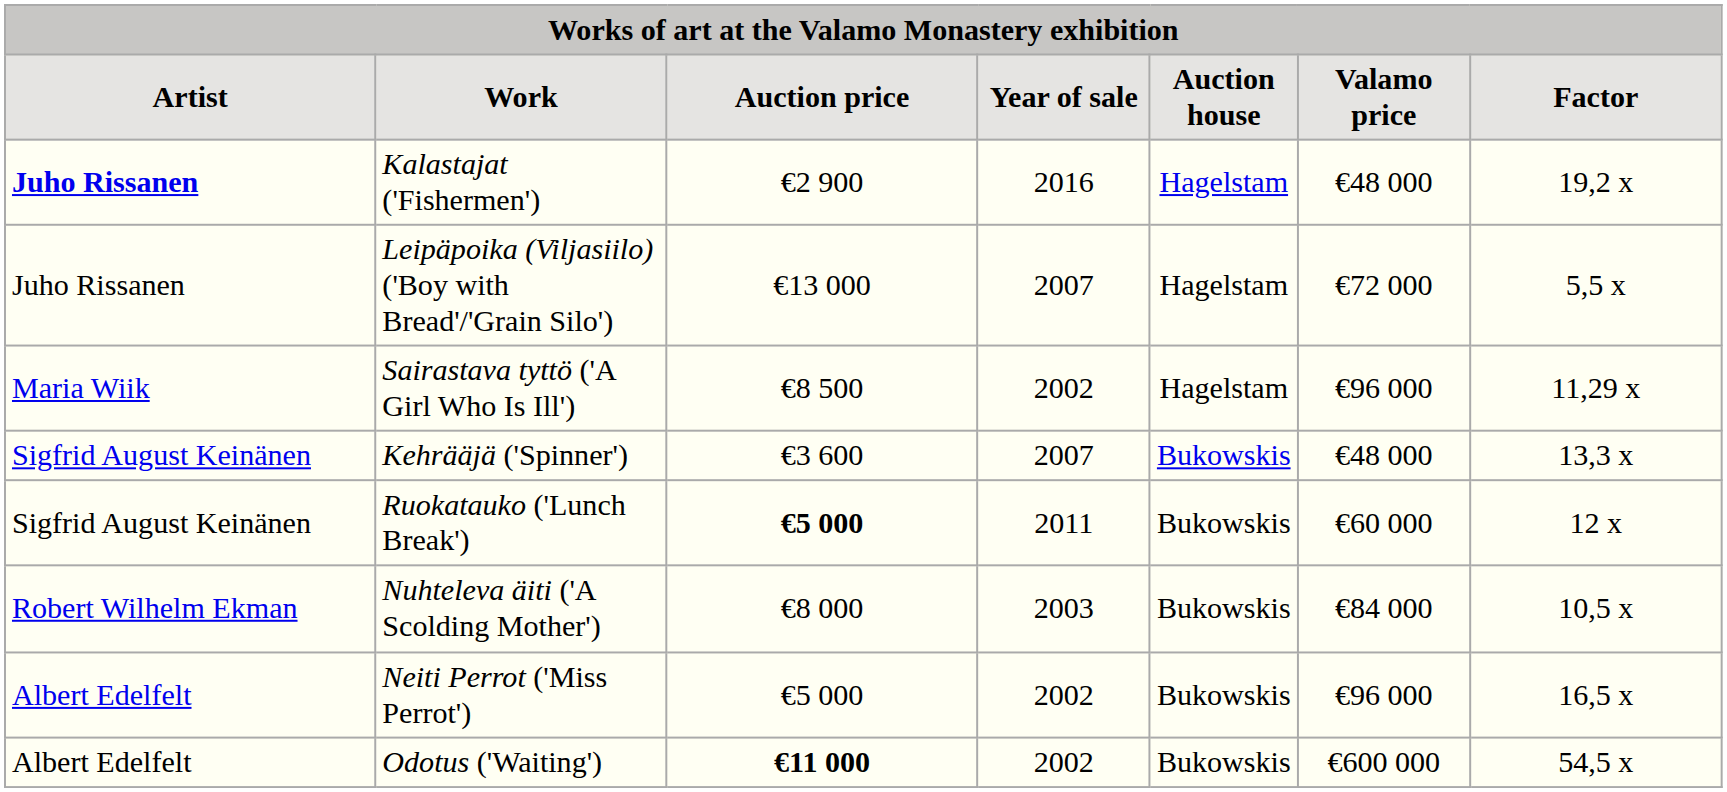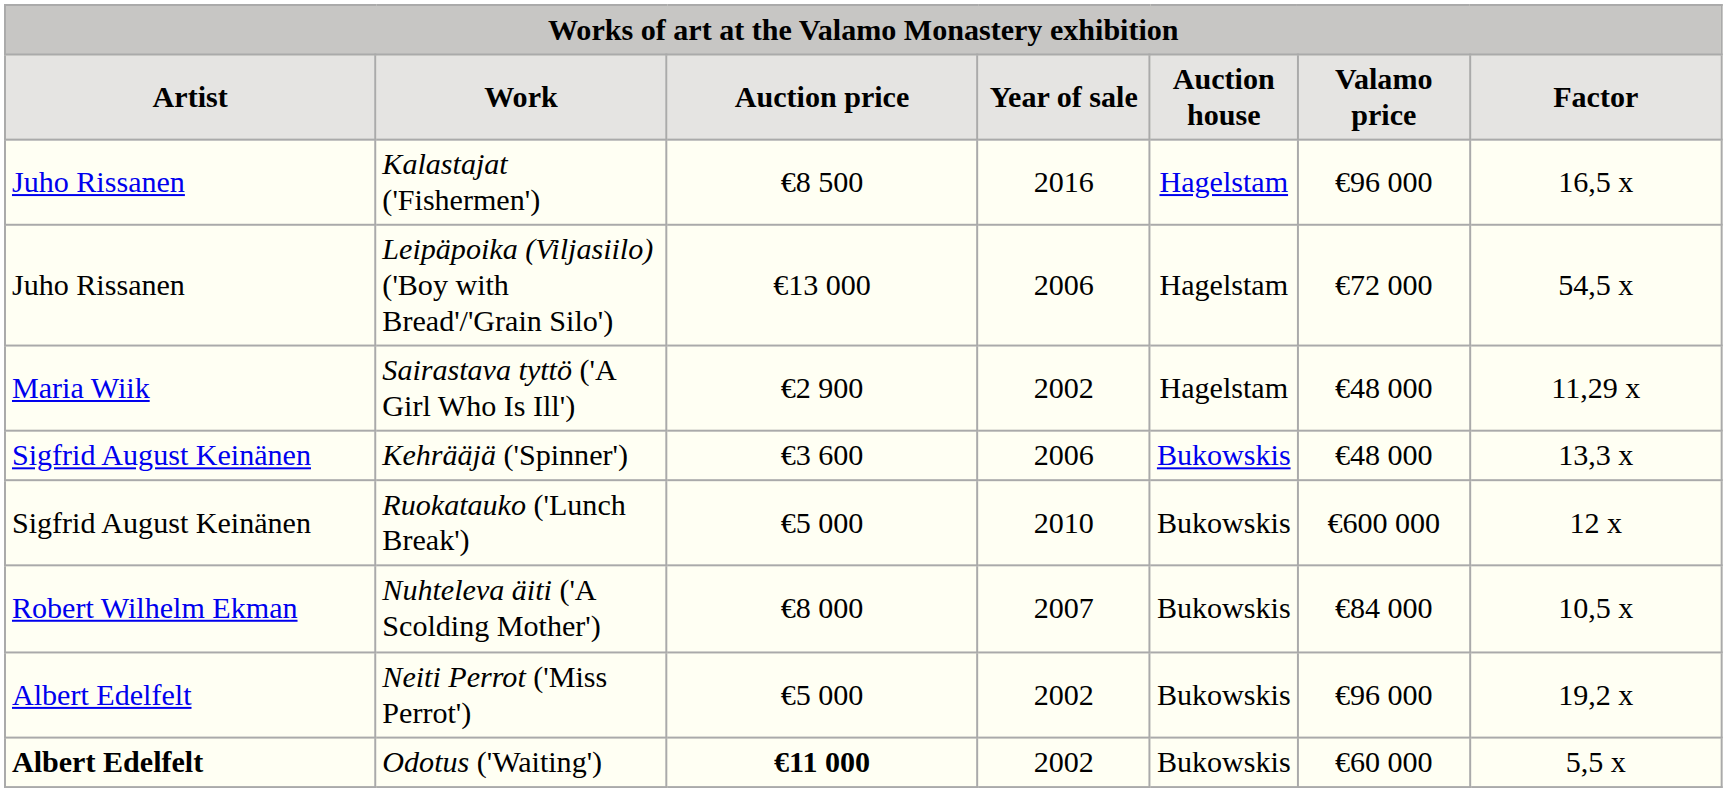(105, 182) bold -> (98, 182) normal
(822, 182) €2 900 -> (822, 182) €8 500
(1384, 182) €48 000 -> (1384, 182) €96 000
(1596, 182) 19,2 x -> (1596, 182) 16,5 x
(1064, 285) 2007 -> (1064, 285) 2006
(1596, 285) 5,5 x -> (1596, 285) 54,5 x
(822, 388) €8 500 -> (822, 388) €2 900
(1384, 388) €96 000 -> (1384, 388) €48 000
(1064, 455) 2007 -> (1064, 455) 2006
(822, 523) bold -> (822, 523) normal
(1064, 523) 2011 -> (1064, 523) 2010
(1384, 523) €60 000 -> (1384, 523) €600 000
(1064, 608) 2003 -> (1064, 608) 2007
(1596, 693) 16,5 x -> (1596, 693) 19,2 x
(102, 761) normal -> (108, 761) bold
(1384, 761) €600 000 -> (1384, 761) €60 000
(1596, 761) 54,5 x -> (1596, 761) 5,5 x
